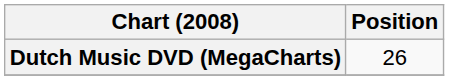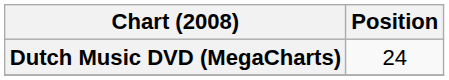(395, 57) 26 -> (395, 57) 24
